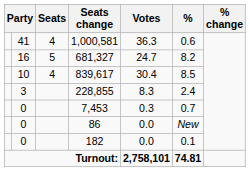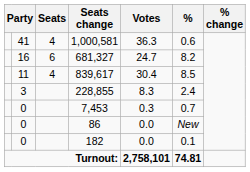(52, 58) 5 -> (52, 58) 6
(24, 74) 10 -> (24, 74) 11
